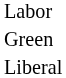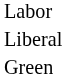rows swapped: (33, 67) <-> (29, 39)
